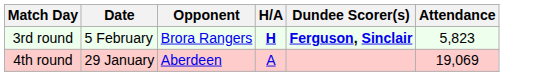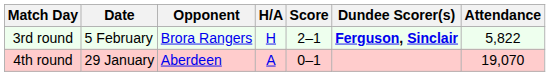+ column: (309, 15)
(271, 37) bold -> (271, 37) normal
(457, 37) 5,823 -> (503, 37) 5,822
(457, 60) 19,069 -> (503, 60) 19,070
